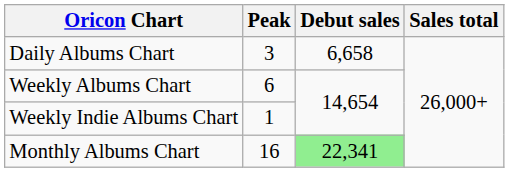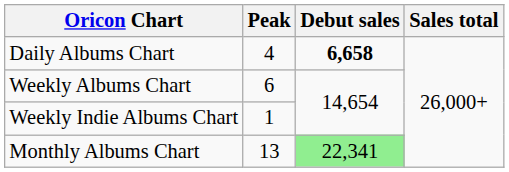(269, 53) 3 -> (269, 53) 4
(350, 53) normal -> (350, 53) bold
(269, 150) 16 -> (269, 150) 13
